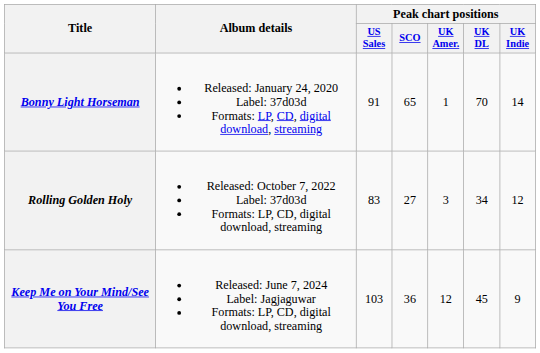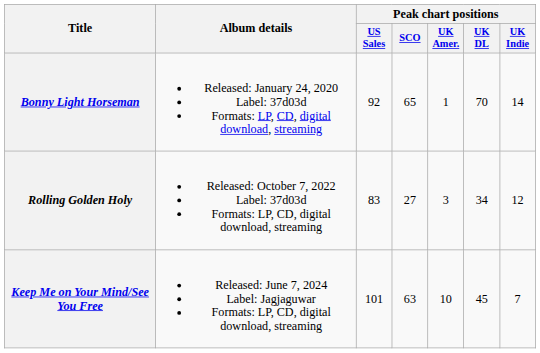(374, 102) 91 -> (374, 102) 92
(374, 298) 103 -> (374, 298) 101
(410, 298) 36 -> (410, 298) 63
(446, 298) 12 -> (446, 298) 10
(518, 298) 9 -> (518, 298) 7
